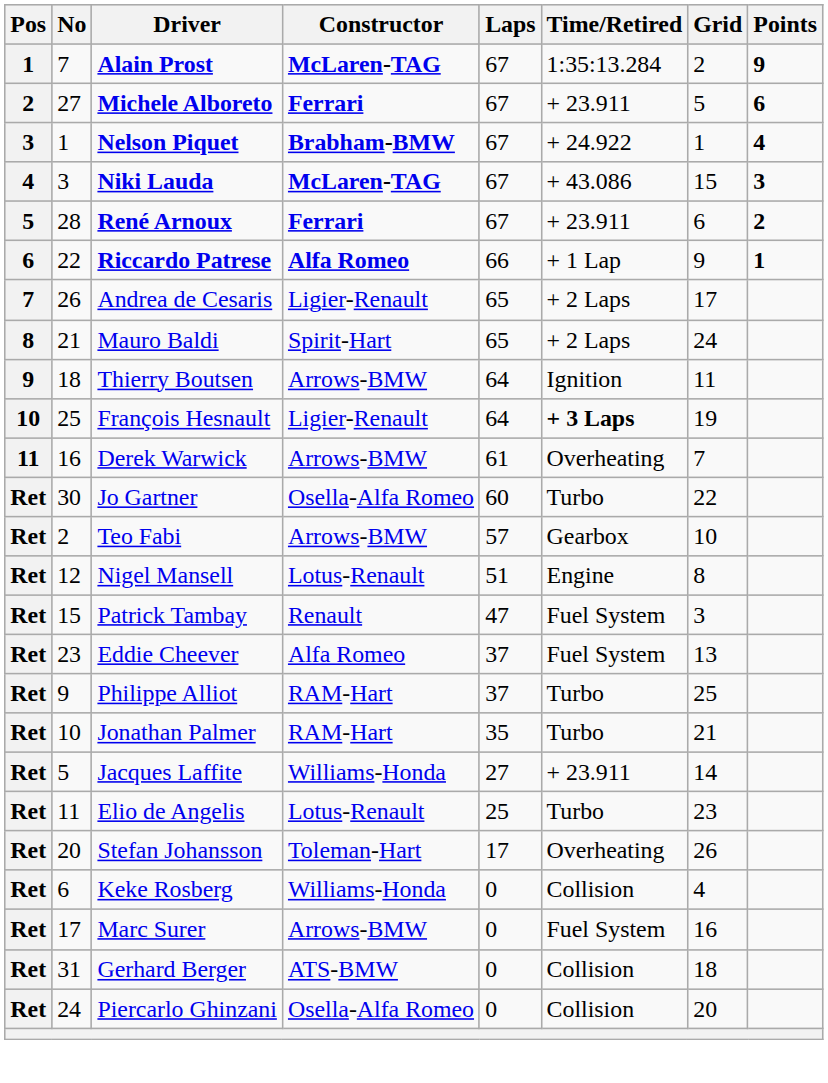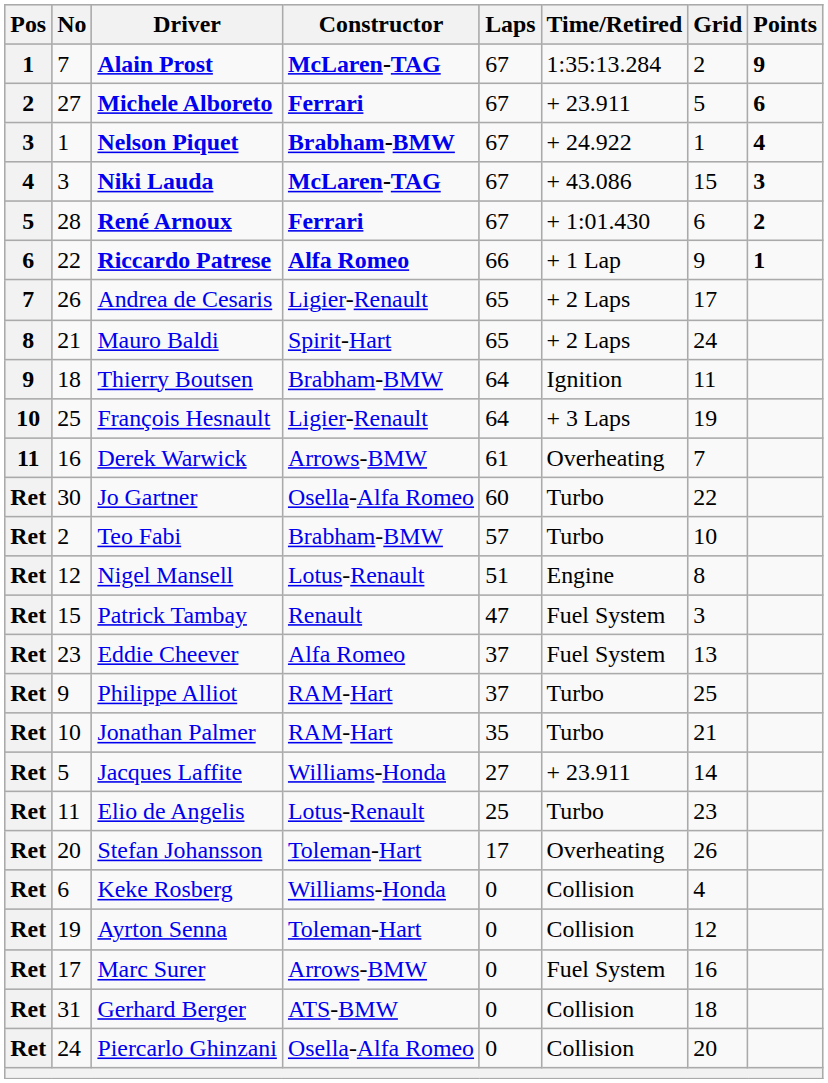(589, 221) + 23.911 -> (598, 221) + 1:01.430
(357, 378) Arrows-BMW -> (365, 378) Brabham-BMW
(591, 417) bold -> (588, 417) normal
(357, 535) Arrows-BMW -> (365, 535) Brabham-BMW
(588, 535) Gearbox -> (575, 535) Turbo
+ row: (162, 929)
